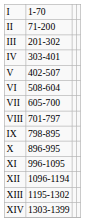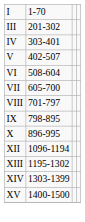- row: (10, 27)
- row: (12, 164)
+ row: (13, 194)
